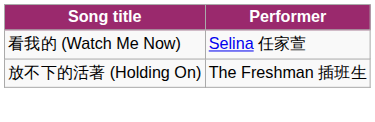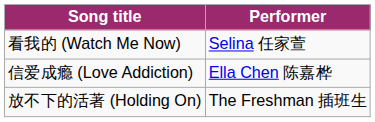+ row: (101, 72)
